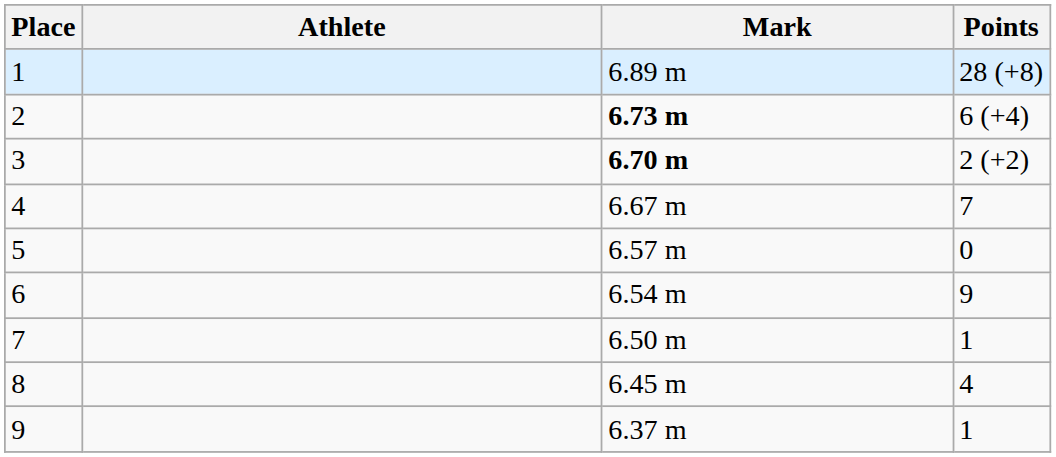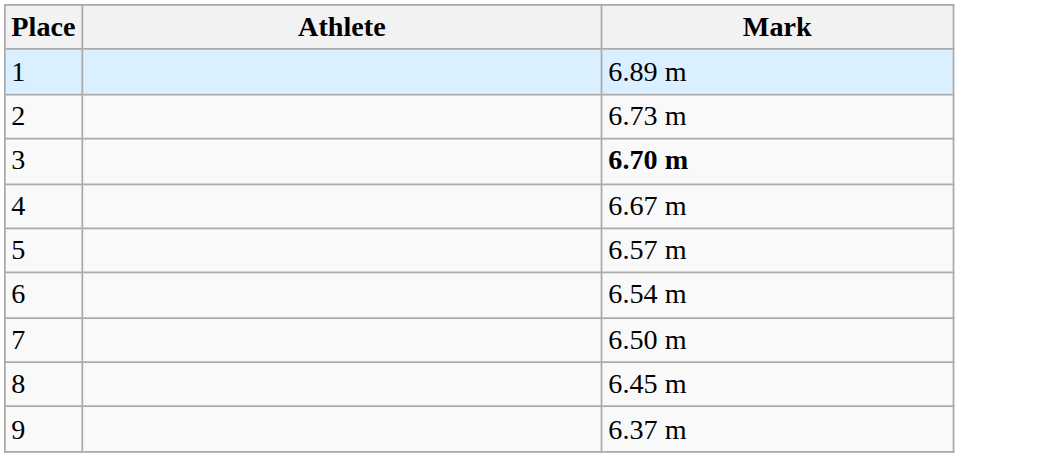- column: (1001, 26)
(648, 116) bold -> (647, 116) normal
